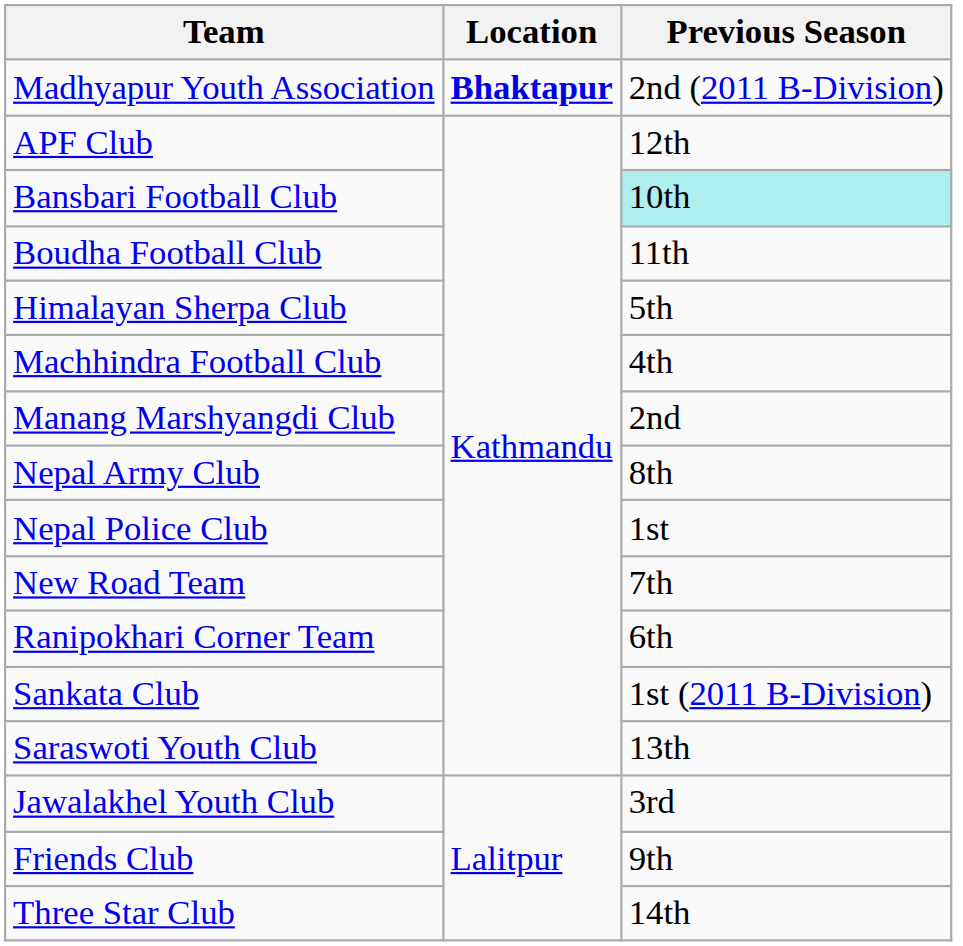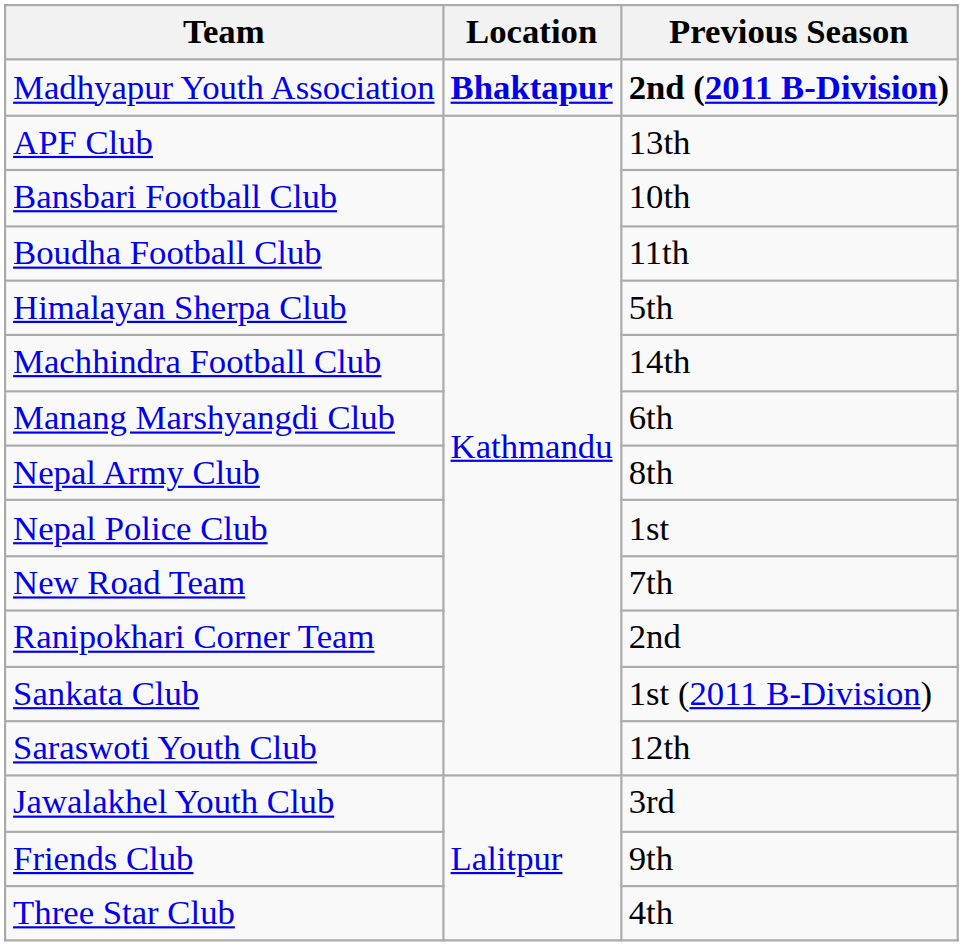(786, 87) normal -> (789, 87) bold
(660, 142) 12th -> (660, 142) 13th
(660, 197) paleturquoise background -> (660, 197) no background
(651, 362) 4th -> (660, 362) 14th
(655, 417) 2nd -> (651, 417) 6th
(651, 637) 6th -> (655, 637) 2nd
(660, 747) 13th -> (660, 747) 12th
(660, 913) 14th -> (651, 913) 4th
